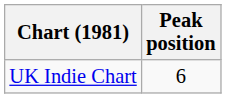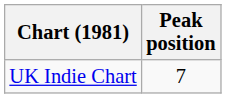(181, 76) 6 -> (181, 76) 7
